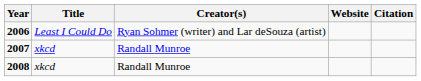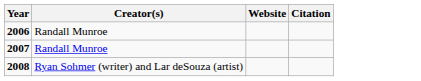- column: (73, 13)
(221, 31) Ryan Sohmer (writer) and Lar deSouza (artist) -> (71, 31) Randall Munroe
(154, 66) Randall Munroe -> (139, 66) Ryan Sohmer (writer) and Lar deSouza (artist)
